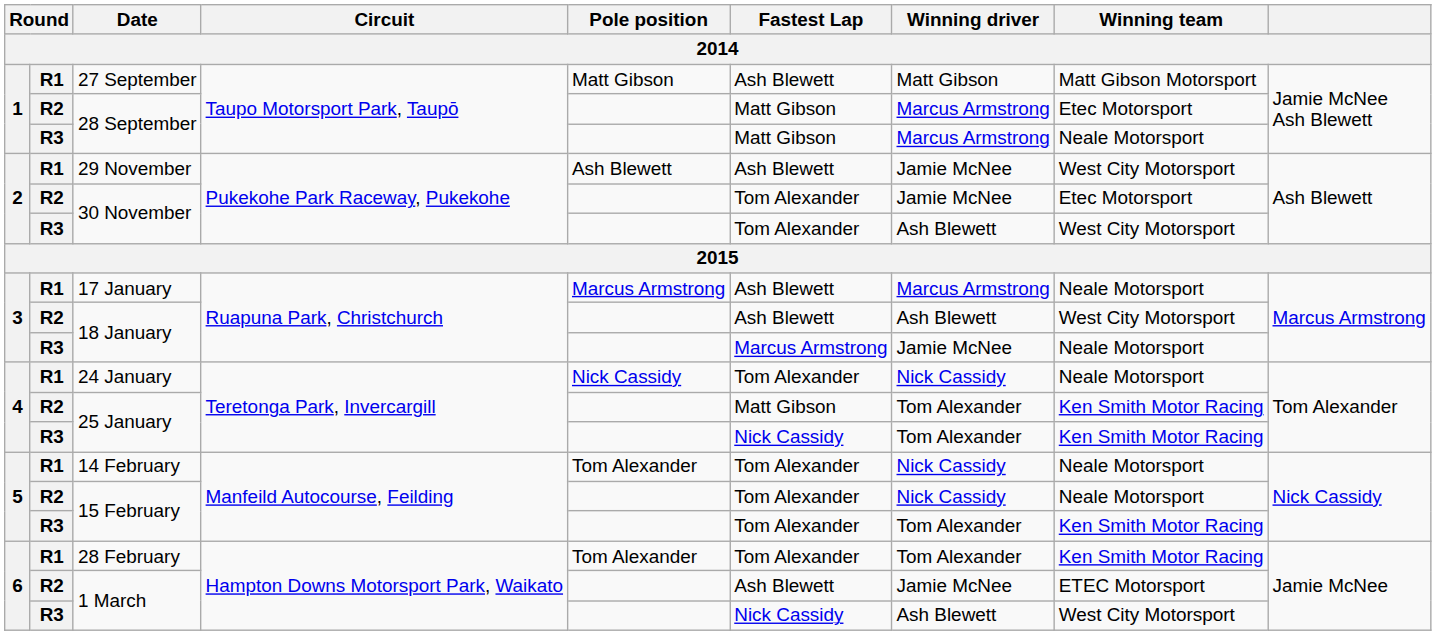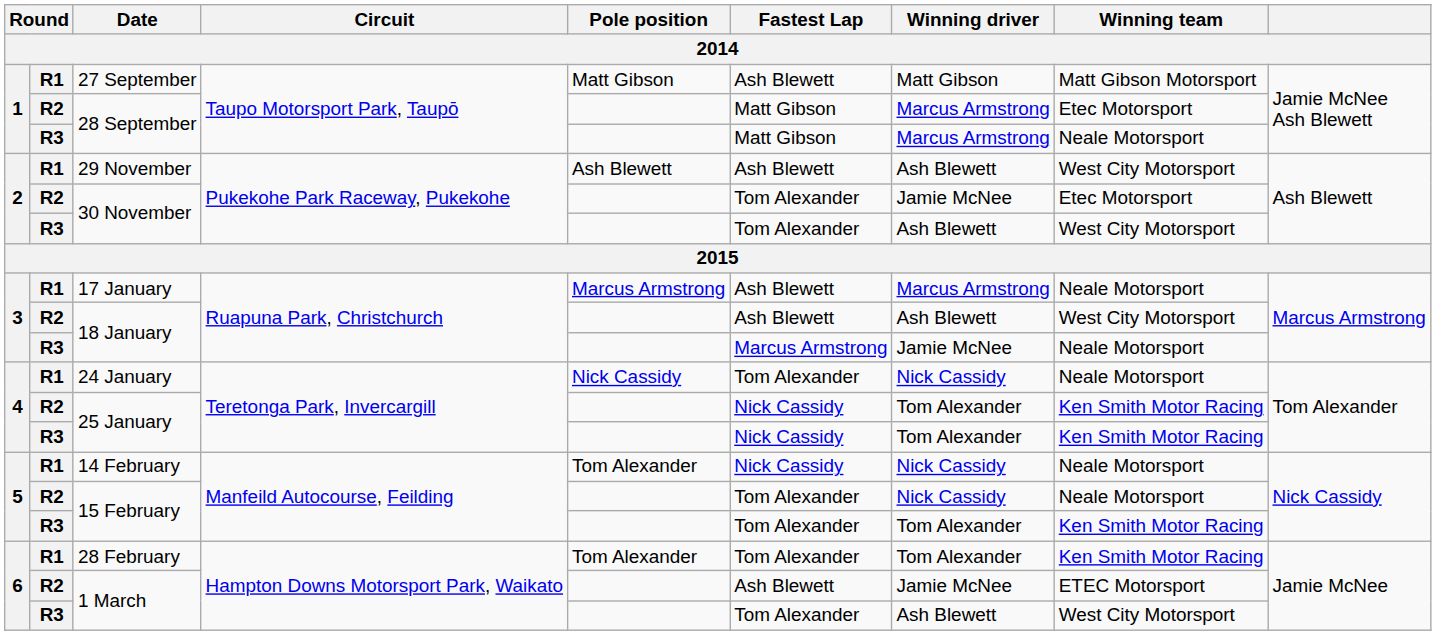(954, 168) Jamie McNee -> (946, 168) Ash Blewett
(785, 407) Matt Gibson -> (789, 407) Nick Cassidy
(797, 466) Tom Alexander -> (789, 466) Nick Cassidy
(789, 615) Nick Cassidy -> (797, 615) Tom Alexander
